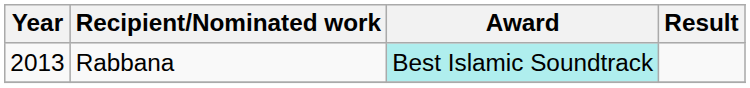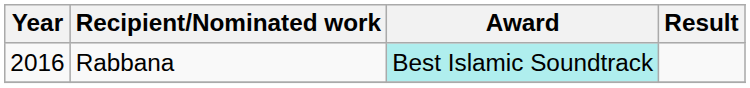(37, 62) 2013 -> (37, 62) 2016
